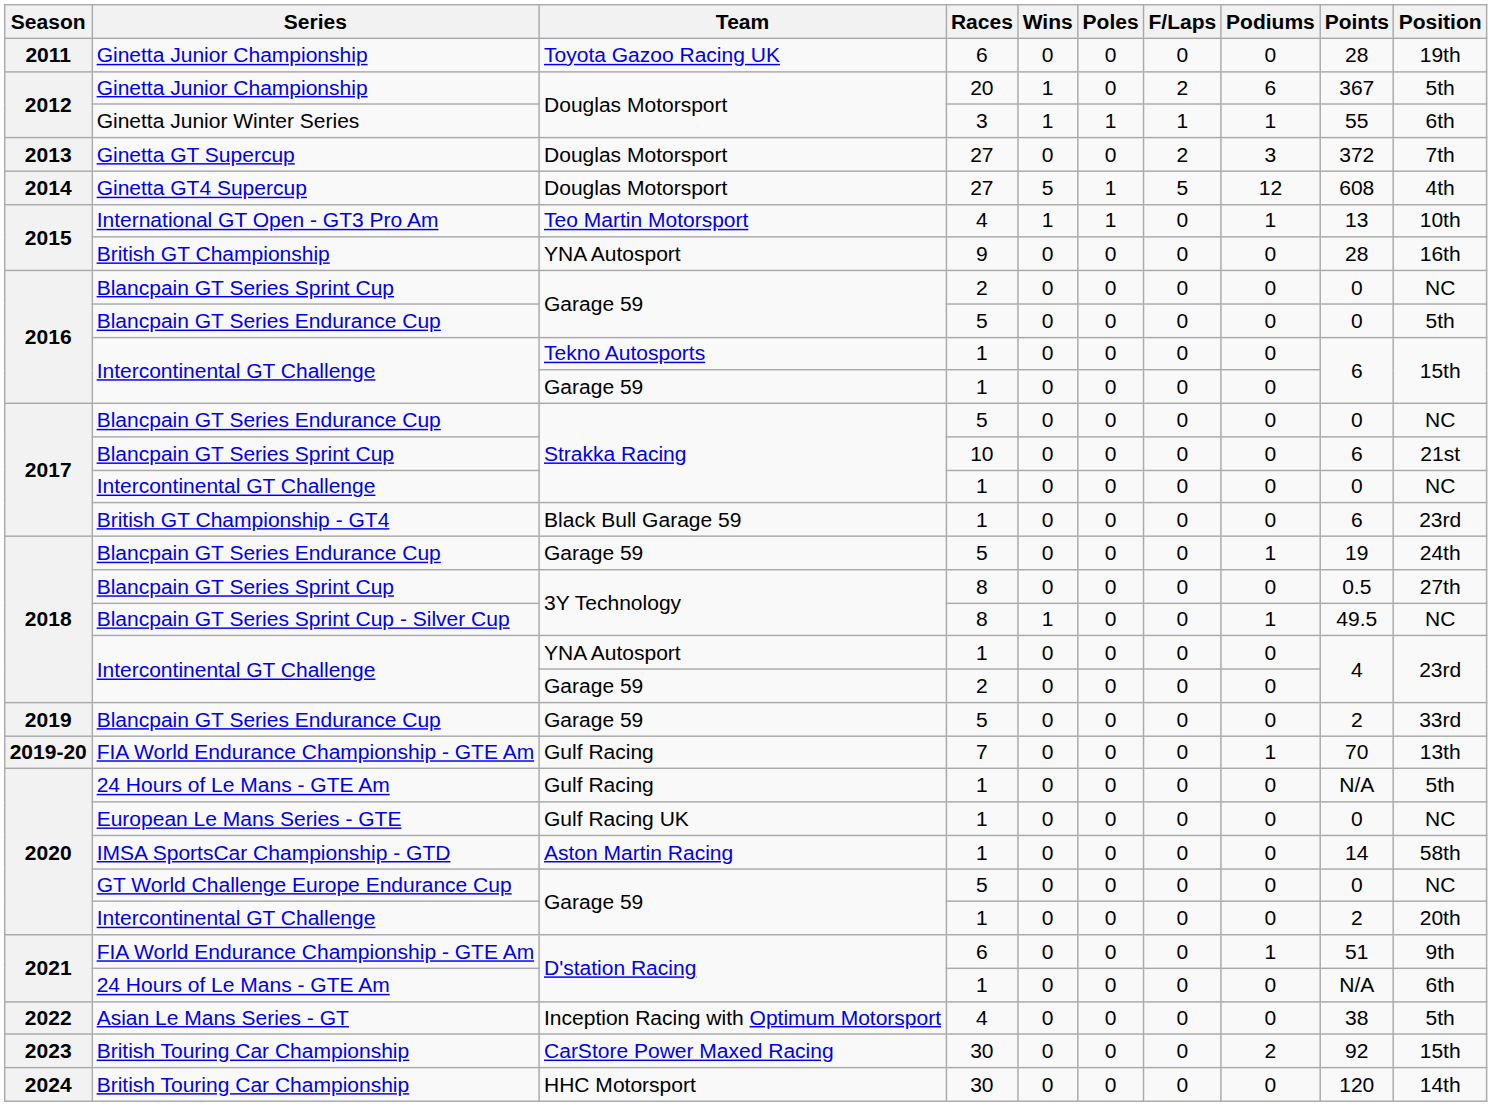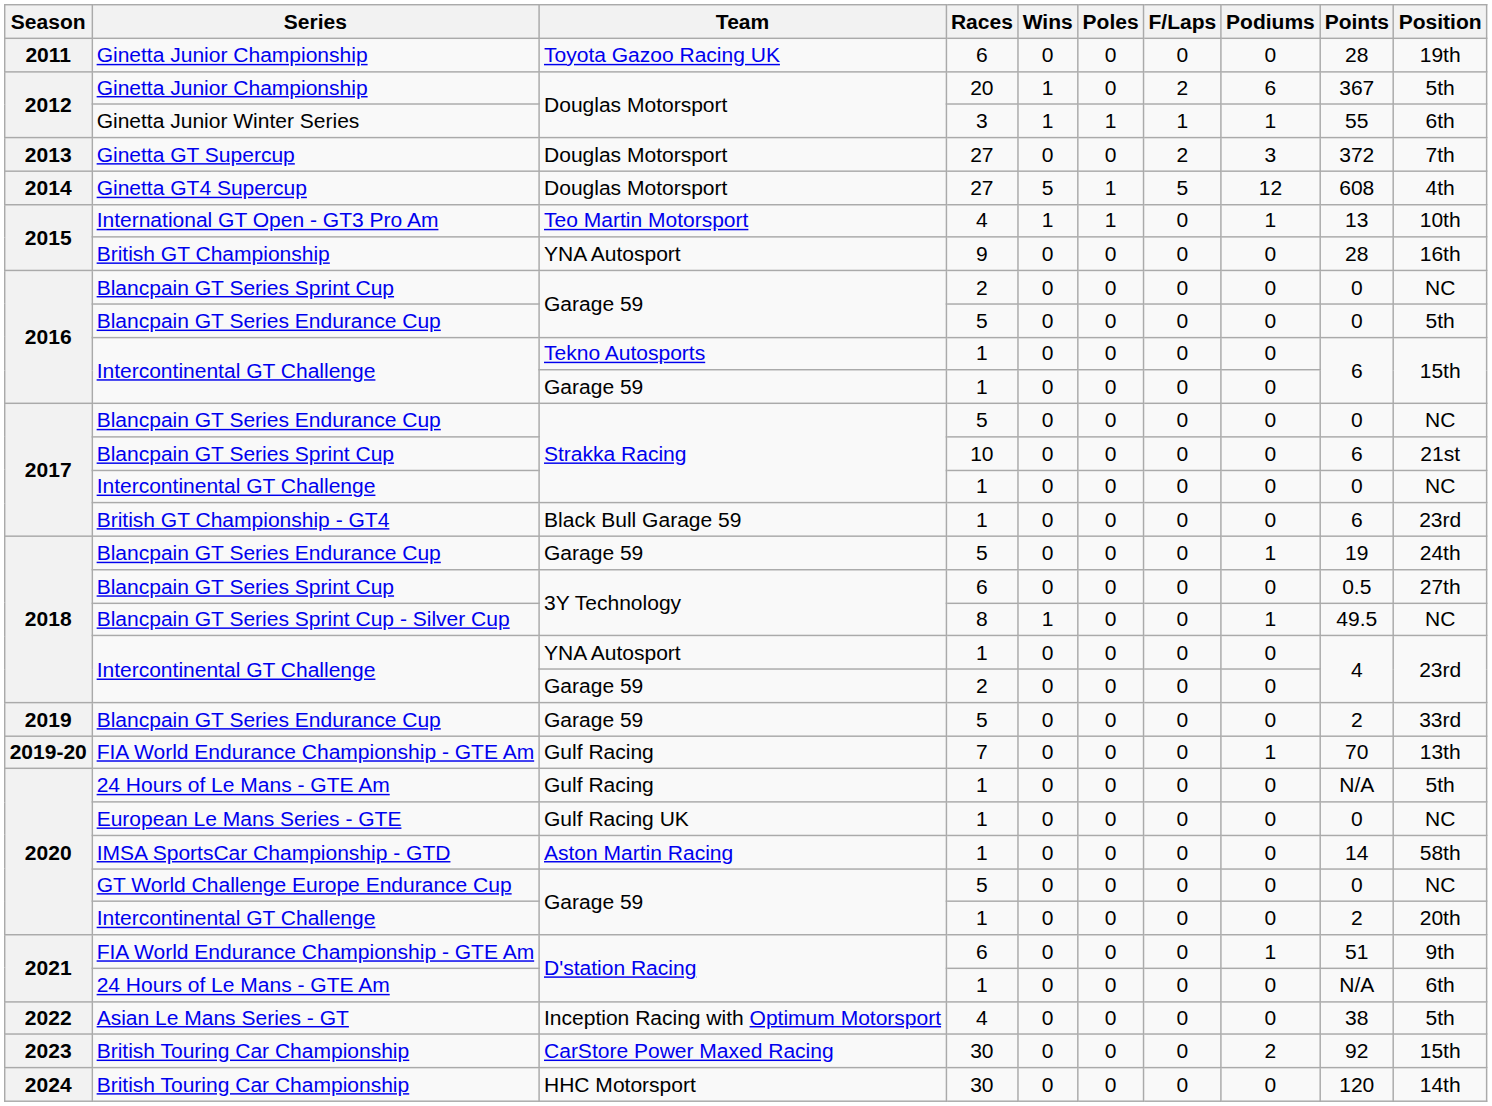(982, 586) 8 -> (982, 586) 6
